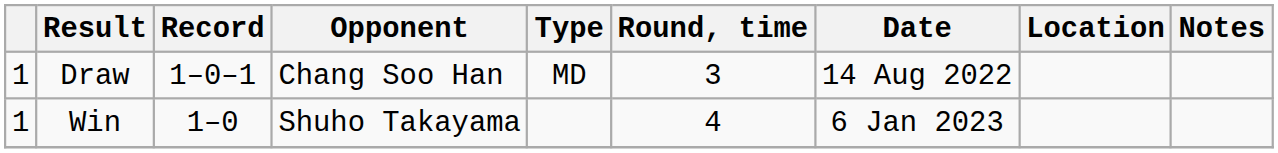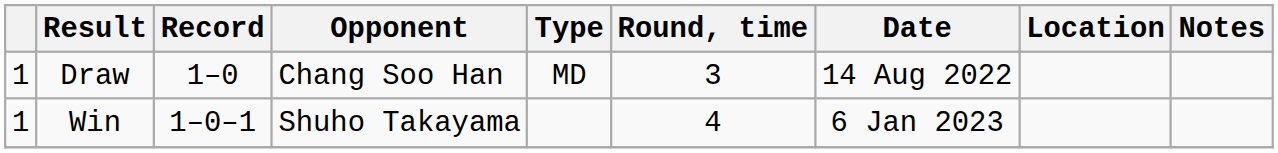(213, 76) 1–0–1 -> (213, 76) 1–0
(213, 123) 1–0 -> (213, 123) 1–0–1
